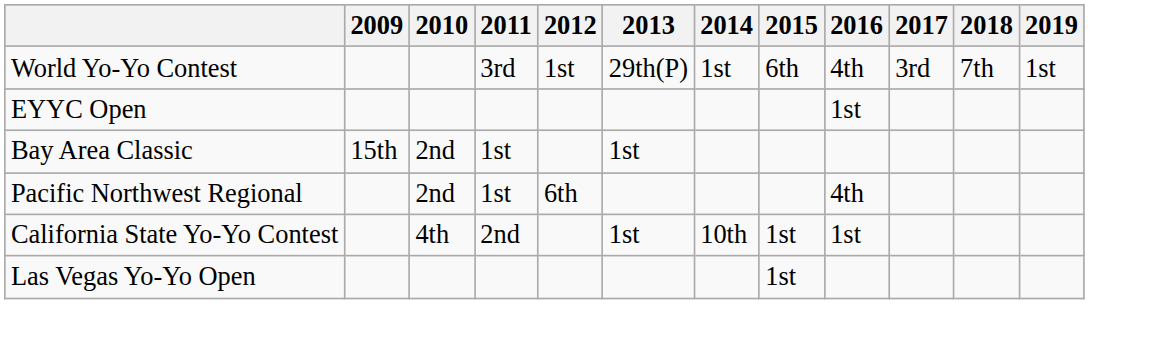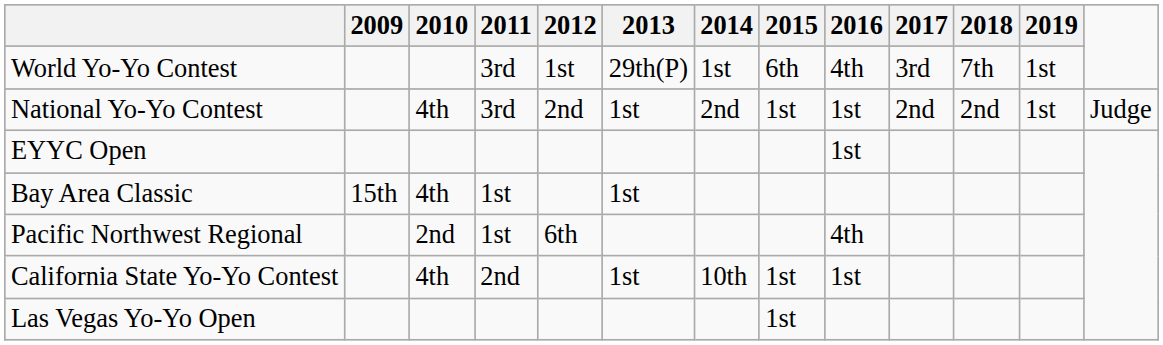+ row: (137, 109)
(435, 151) 2nd -> (432, 192) 4th
